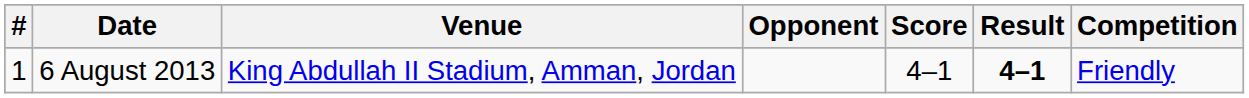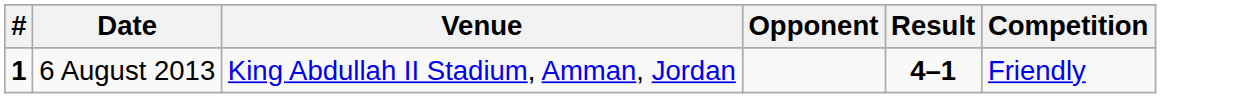- column: (929, 26)
(19, 69) normal -> (19, 69) bold
